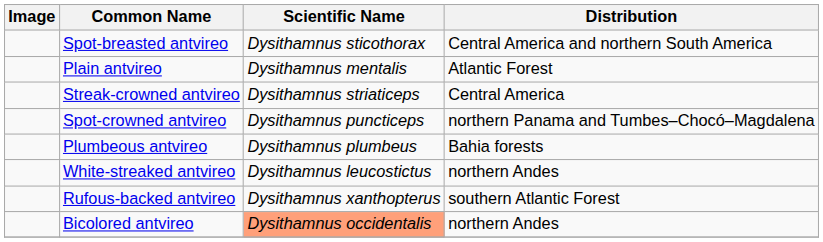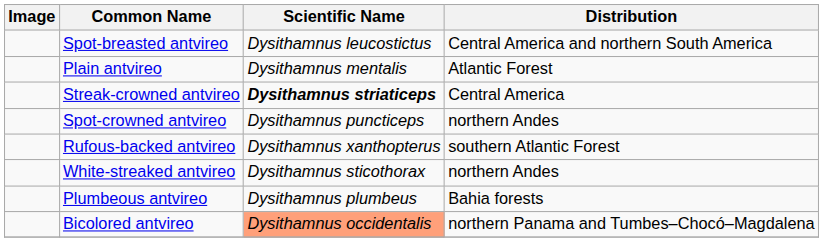(336, 43) Dysithamnus sticothorax -> (339, 43) Dysithamnus leucostictus
(334, 95) normal -> (342, 95) bold
(631, 120) northern Panama and Tumbes–Chocó–Magdalena -> (503, 120) northern Andes
rows swapped: (149, 198) <-> (135, 146)
(339, 172) Dysithamnus leucostictus -> (336, 172) Dysithamnus sticothorax
(503, 224) northern Andes -> (631, 224) northern Panama and Tumbes–Chocó–Magdalena
